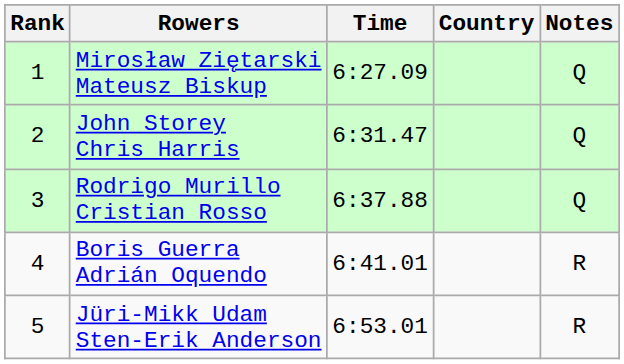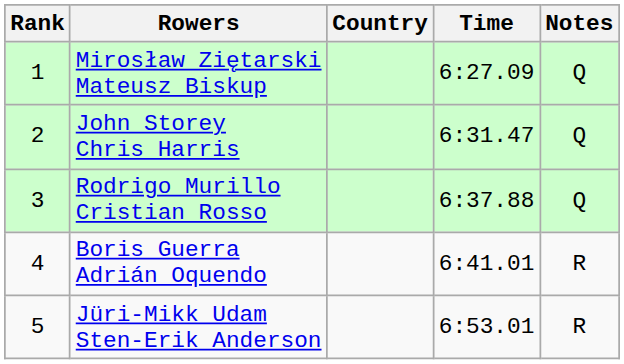columns swapped: (487, 23) <-> (380, 23)
